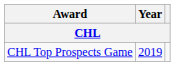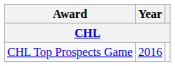(150, 52) 2019 -> (150, 52) 2016
